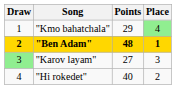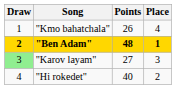(128, 28) 29 -> (128, 28) 26
(157, 28) lightgreen background -> (157, 28) no background
